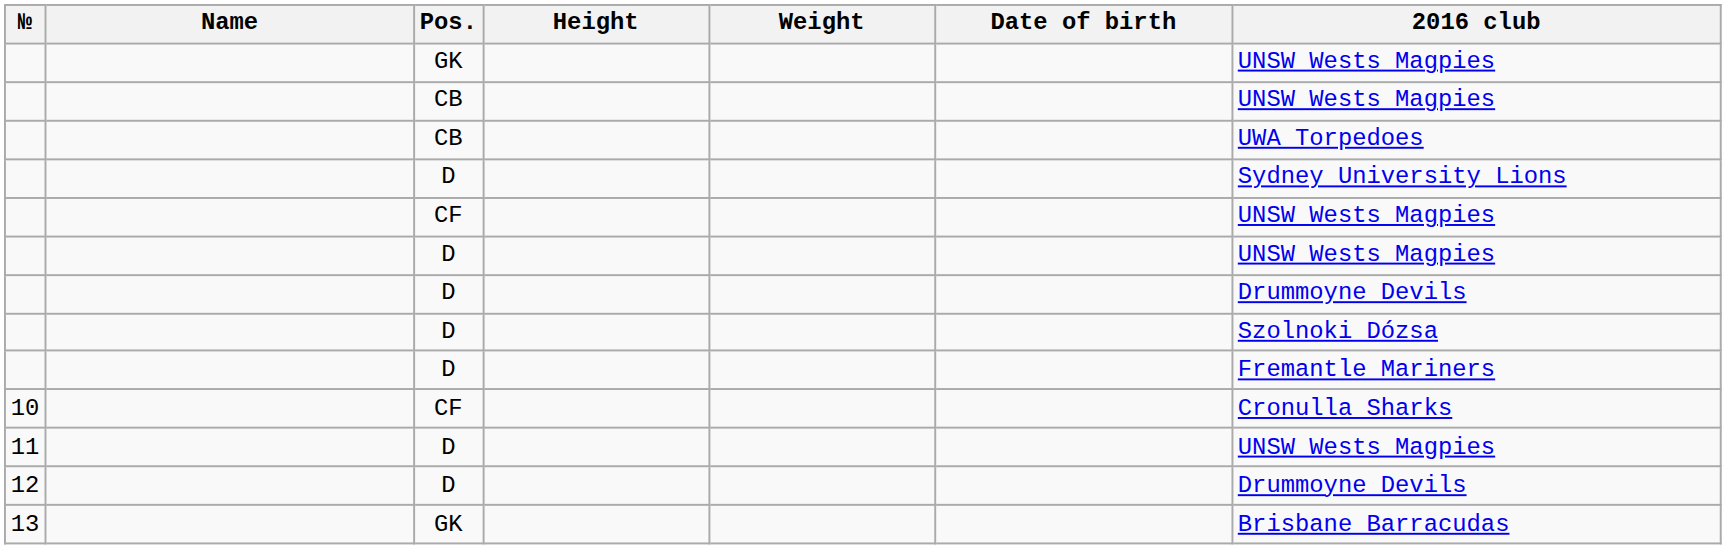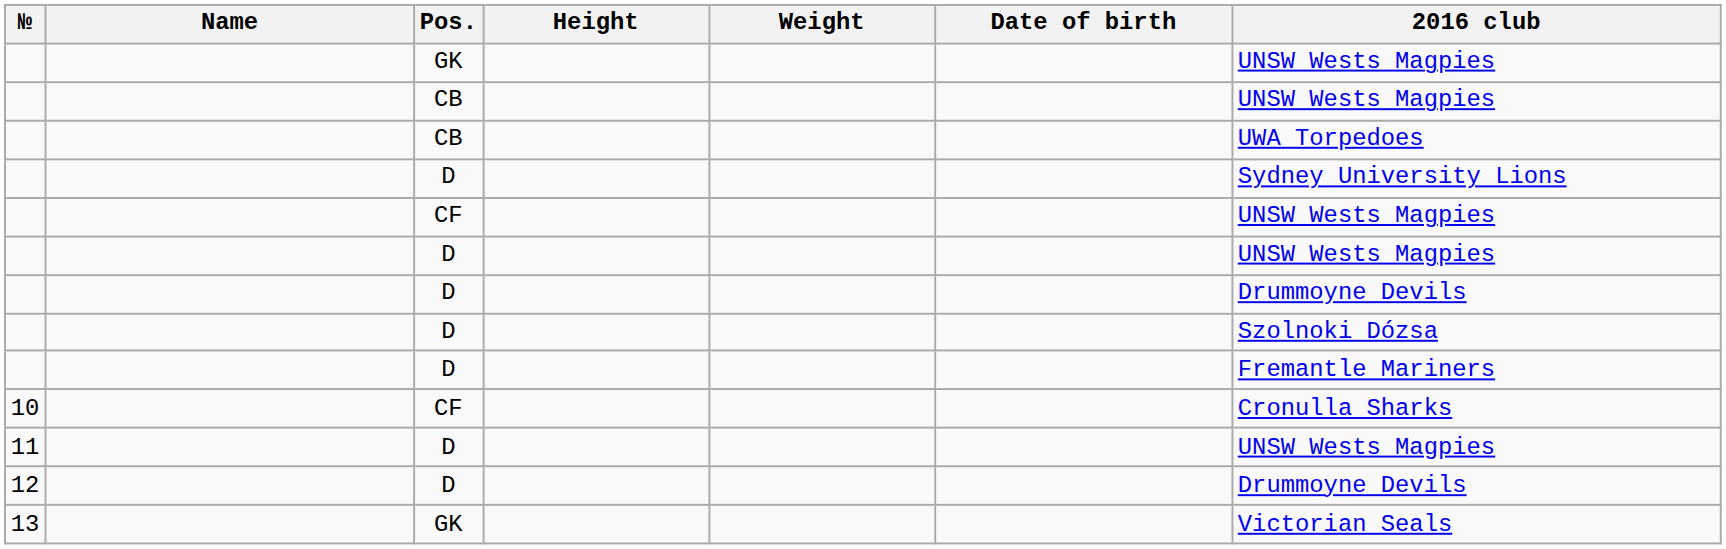(1374, 525) Brisbane Barracudas -> (1345, 525) Victorian Seals
